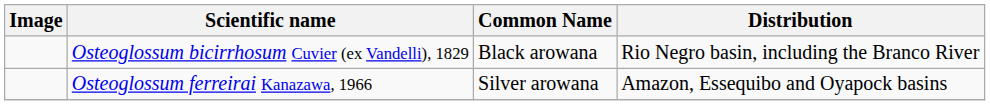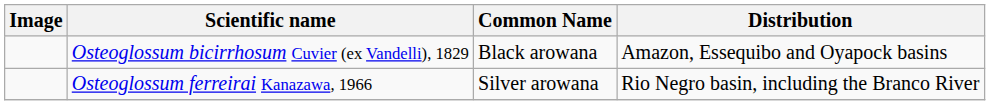(800, 52) Rio Negro basin, including the Branco River -> (784, 52) Amazon, Essequibo and Oyapock basins
(784, 83) Amazon, Essequibo and Oyapock basins -> (800, 83) Rio Negro basin, including the Branco River
